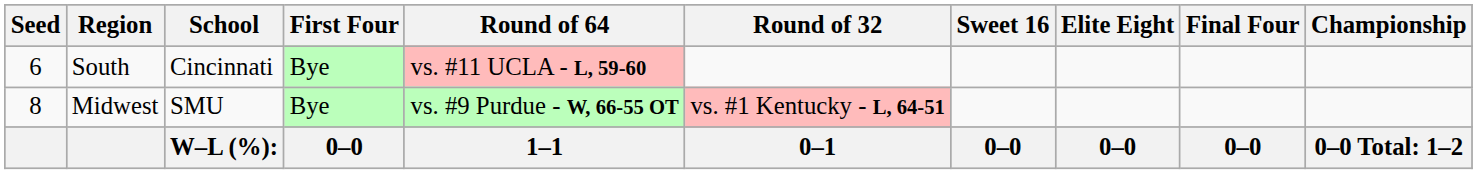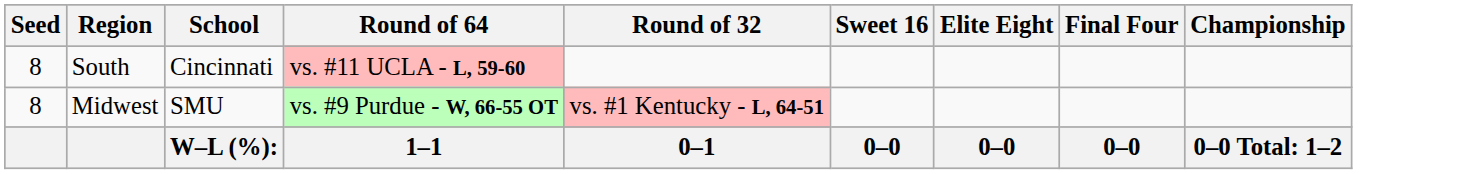- column: (344, 25)
(35, 66) 6 -> (35, 66) 8
